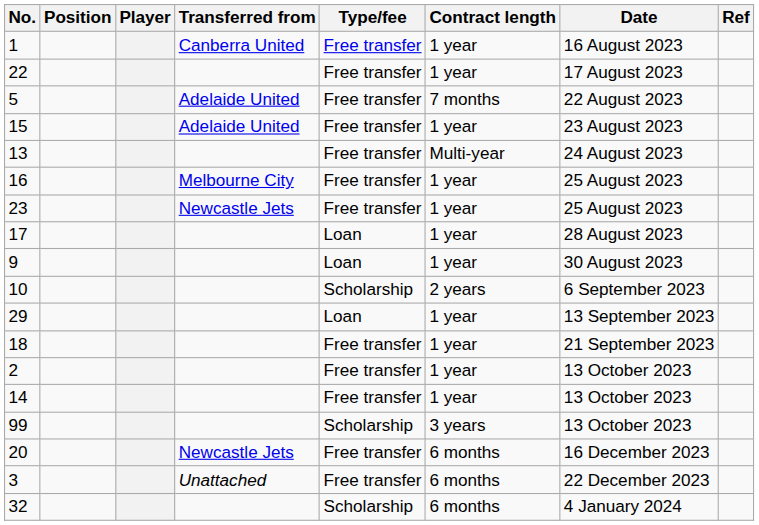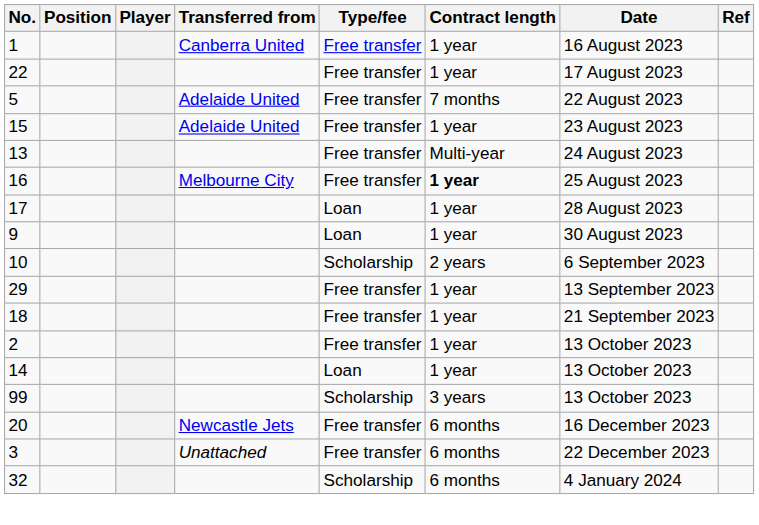(453, 180) normal -> (454, 180) bold
- row: (18, 208)
(343, 316) Loan -> (373, 289) Free transfer
(373, 398) Free transfer -> (343, 371) Loan
